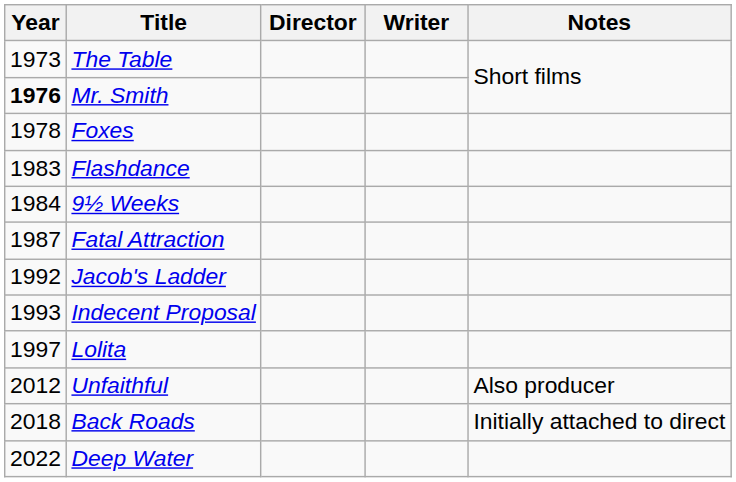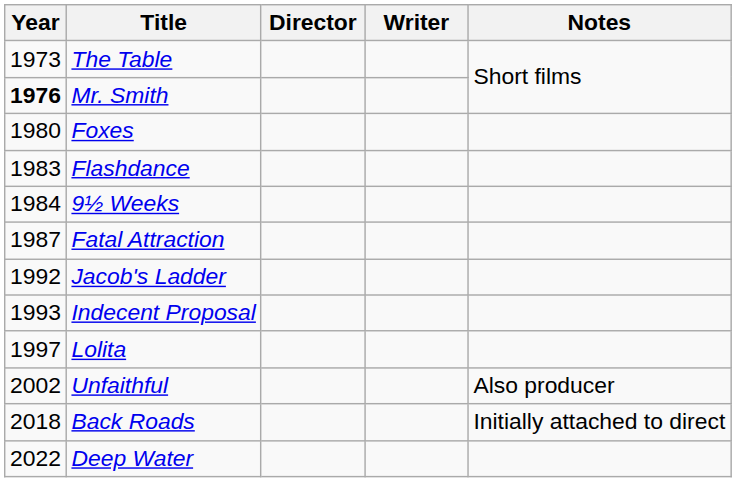(35, 131) 1978 -> (35, 131) 1980
(35, 385) 2012 -> (35, 385) 2002
